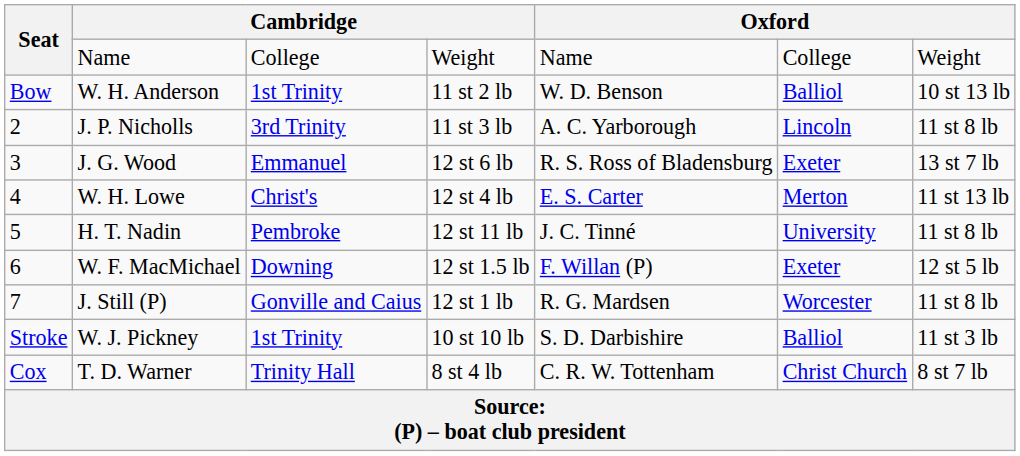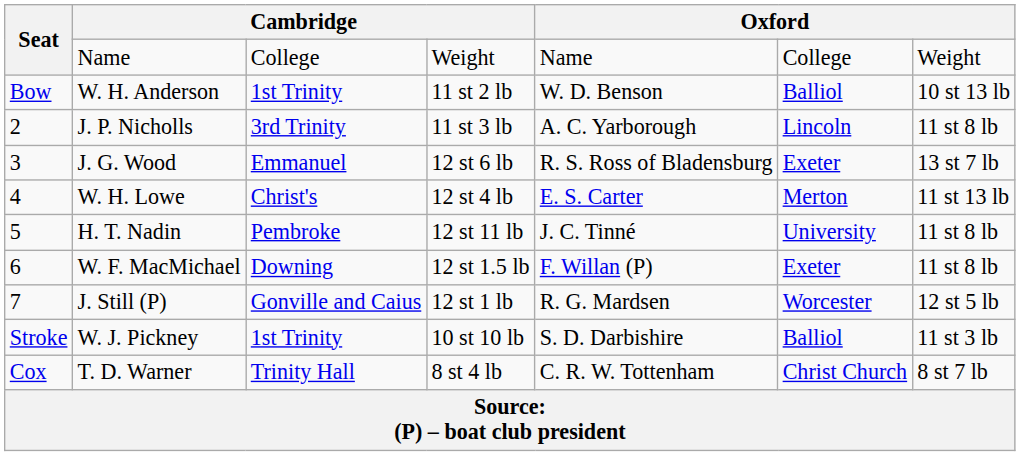(958, 267) 12 st 5 lb -> (958, 267) 11 st 8 lb
(958, 302) 11 st 8 lb -> (958, 302) 12 st 5 lb
